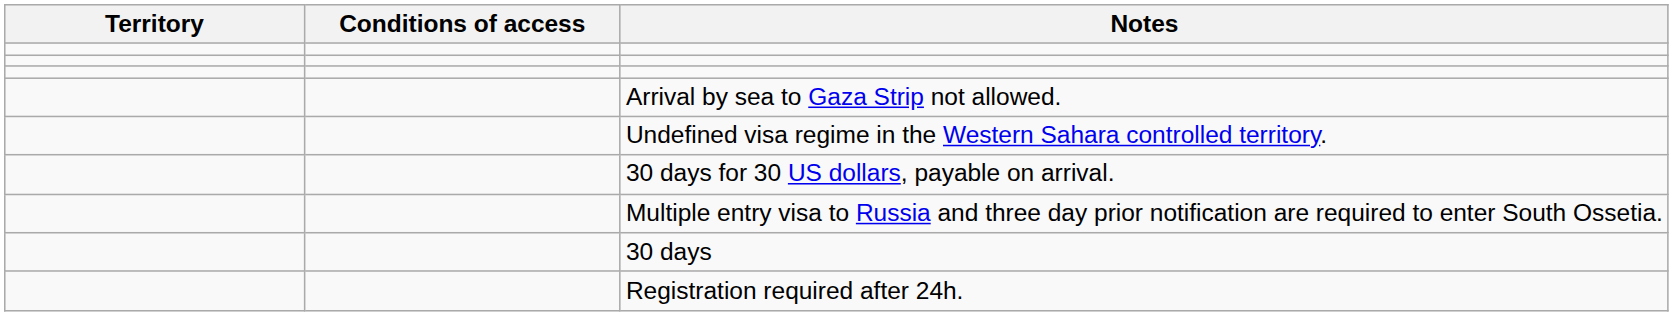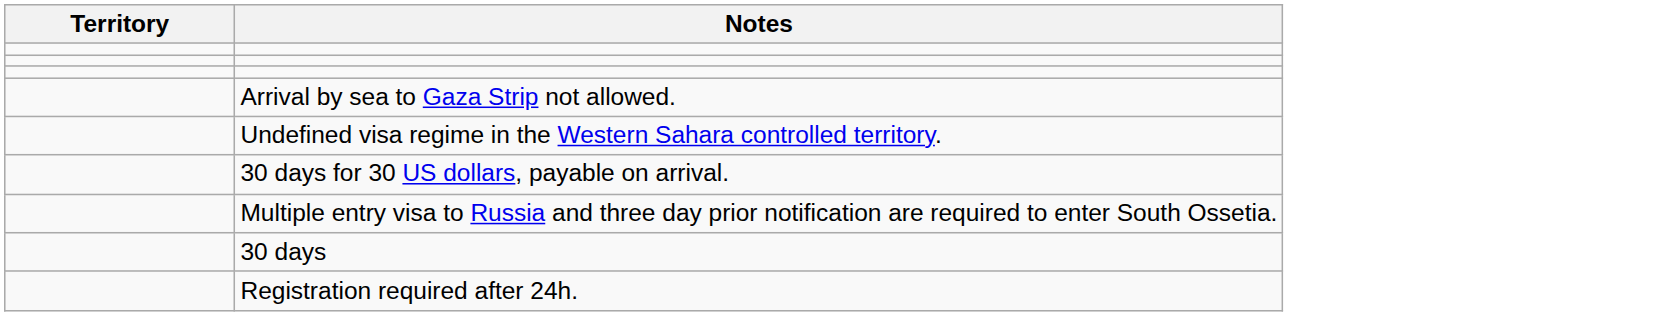- column: (462, 23)
